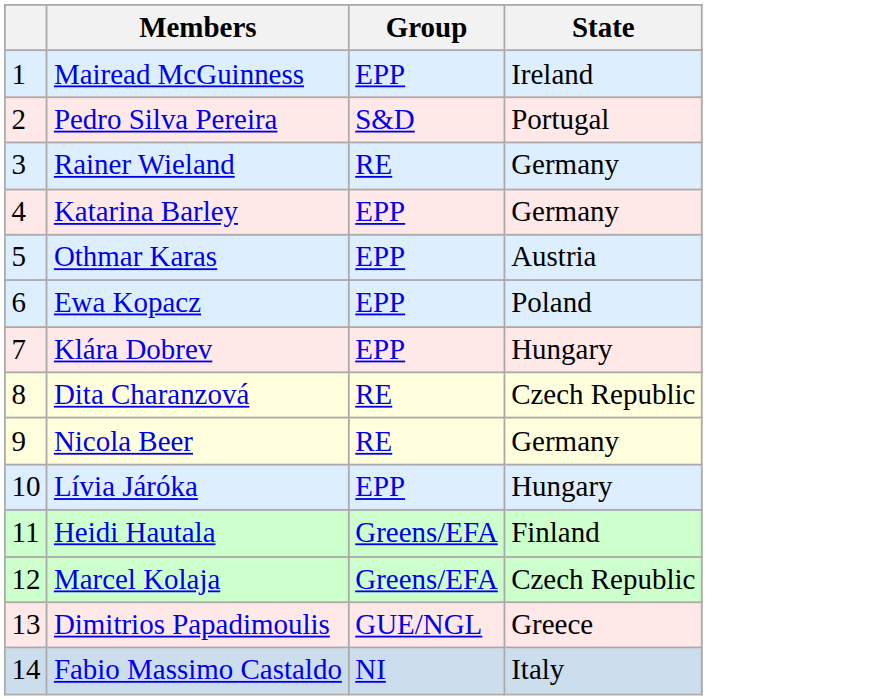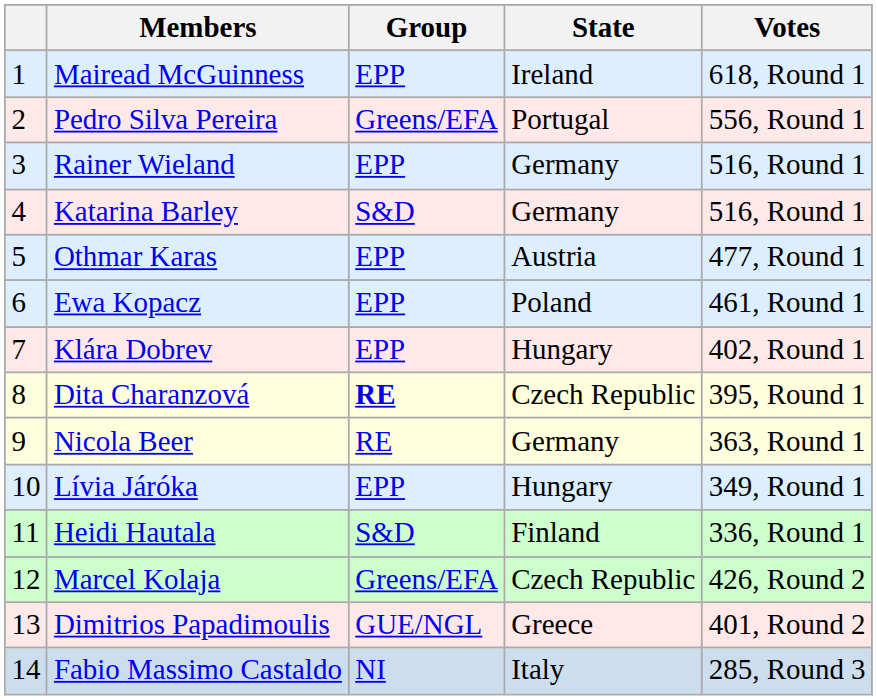+ column: (787, 27)
(385, 119) S&D -> (427, 119) Greens/EFA
(374, 165) RE -> (380, 165) EPP
(380, 211) EPP -> (385, 211) S&D
(374, 394) normal -> (375, 394) bold
(427, 532) Greens/EFA -> (385, 532) S&D
